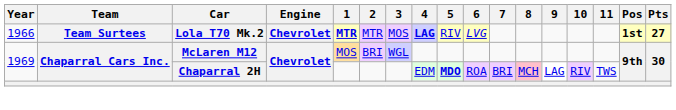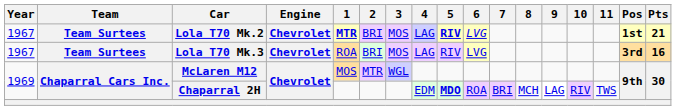(21, 33) 1966 -> (21, 33) 1967
(373, 33) MTR -> (373, 33) BRI
(425, 33) bold -> (425, 33) normal
(451, 33) normal -> (451, 33) bold
(658, 33) 27 -> (658, 33) 21
+ row: (220, 52)
(373, 52) BRI -> (373, 71) MTR
(528, 71) pink background -> (528, 90) no background
